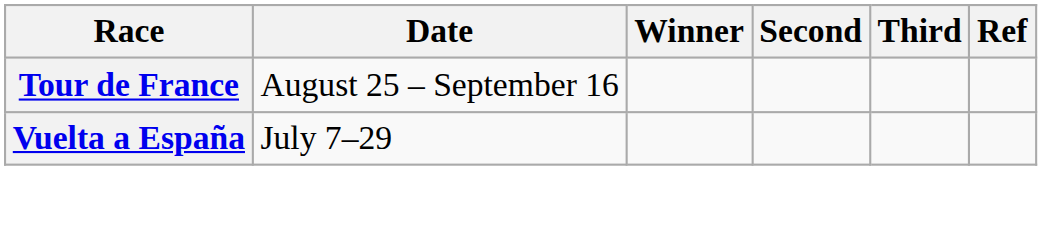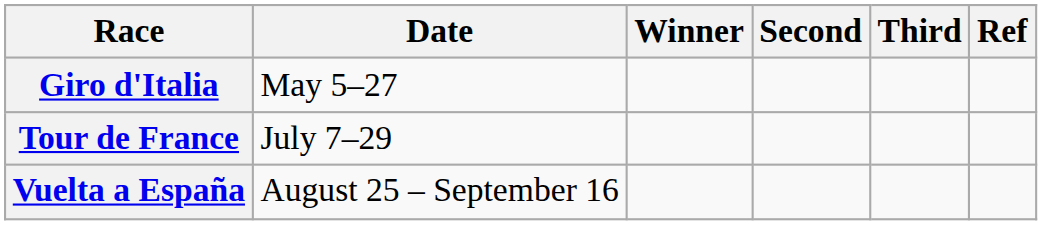+ row: (129, 84)
(440, 84) August 25 – September 16 -> (326, 137) July 7–29
(326, 137) July 7–29 -> (440, 191) August 25 – September 16
